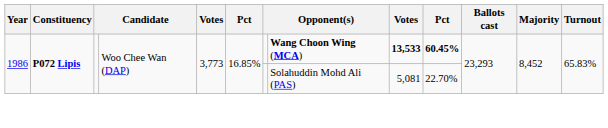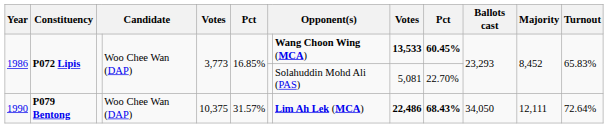+ row: (18, 108)
